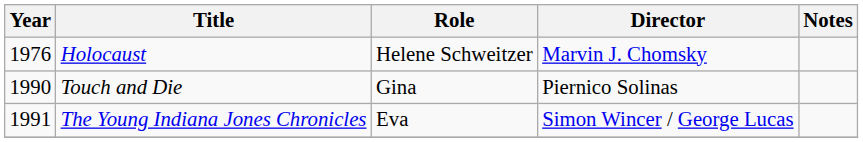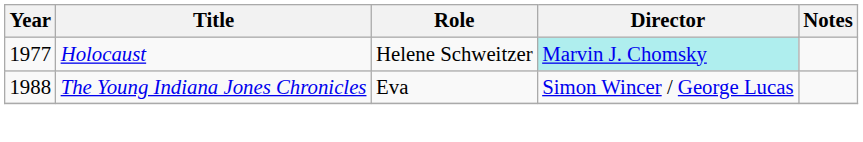(30, 53) 1976 -> (30, 53) 1977
(624, 53) no background -> (624, 53) paleturquoise background
- row: (121, 86)
(30, 119) 1991 -> (30, 86) 1988
